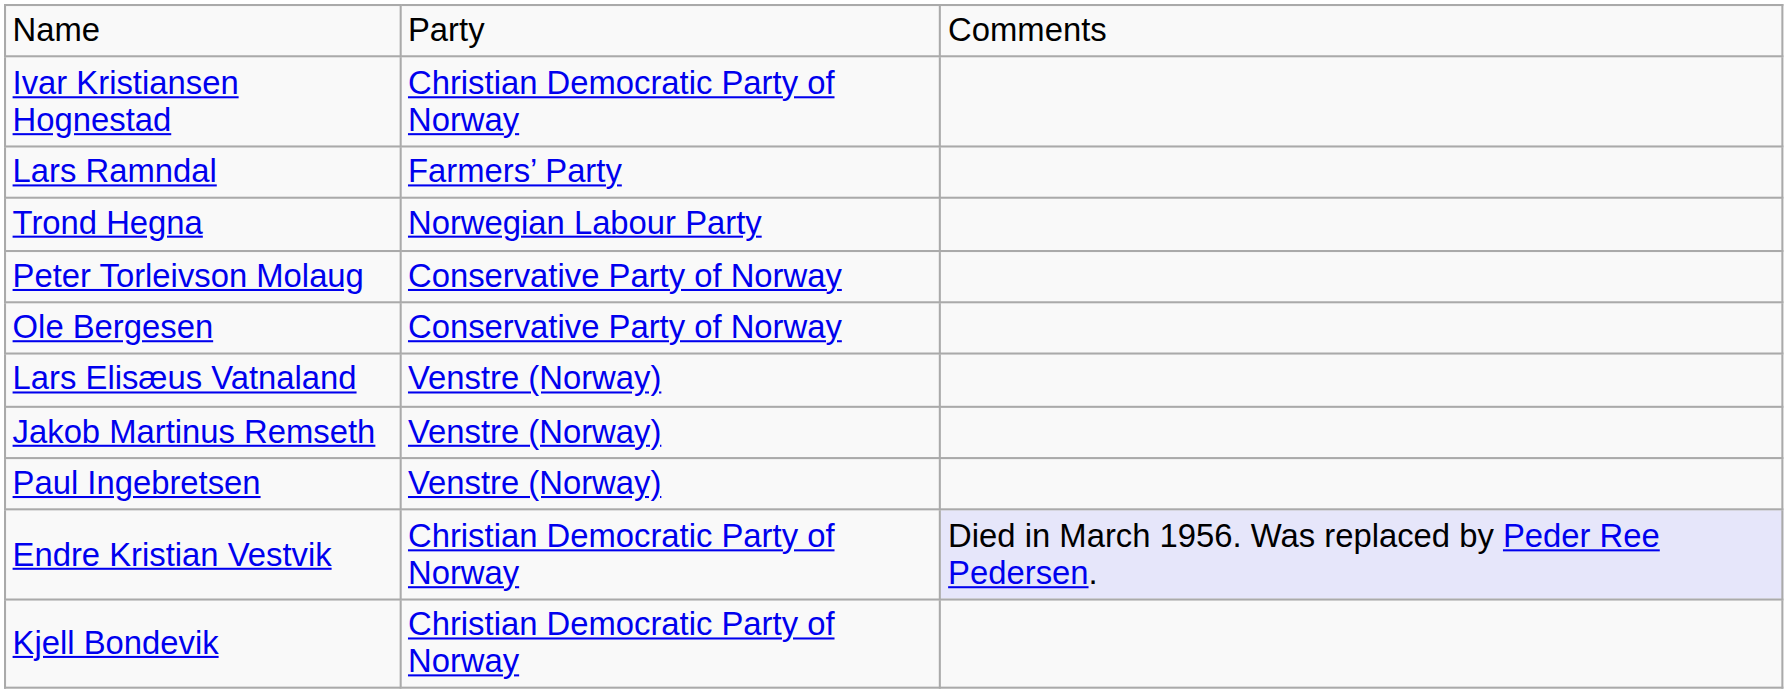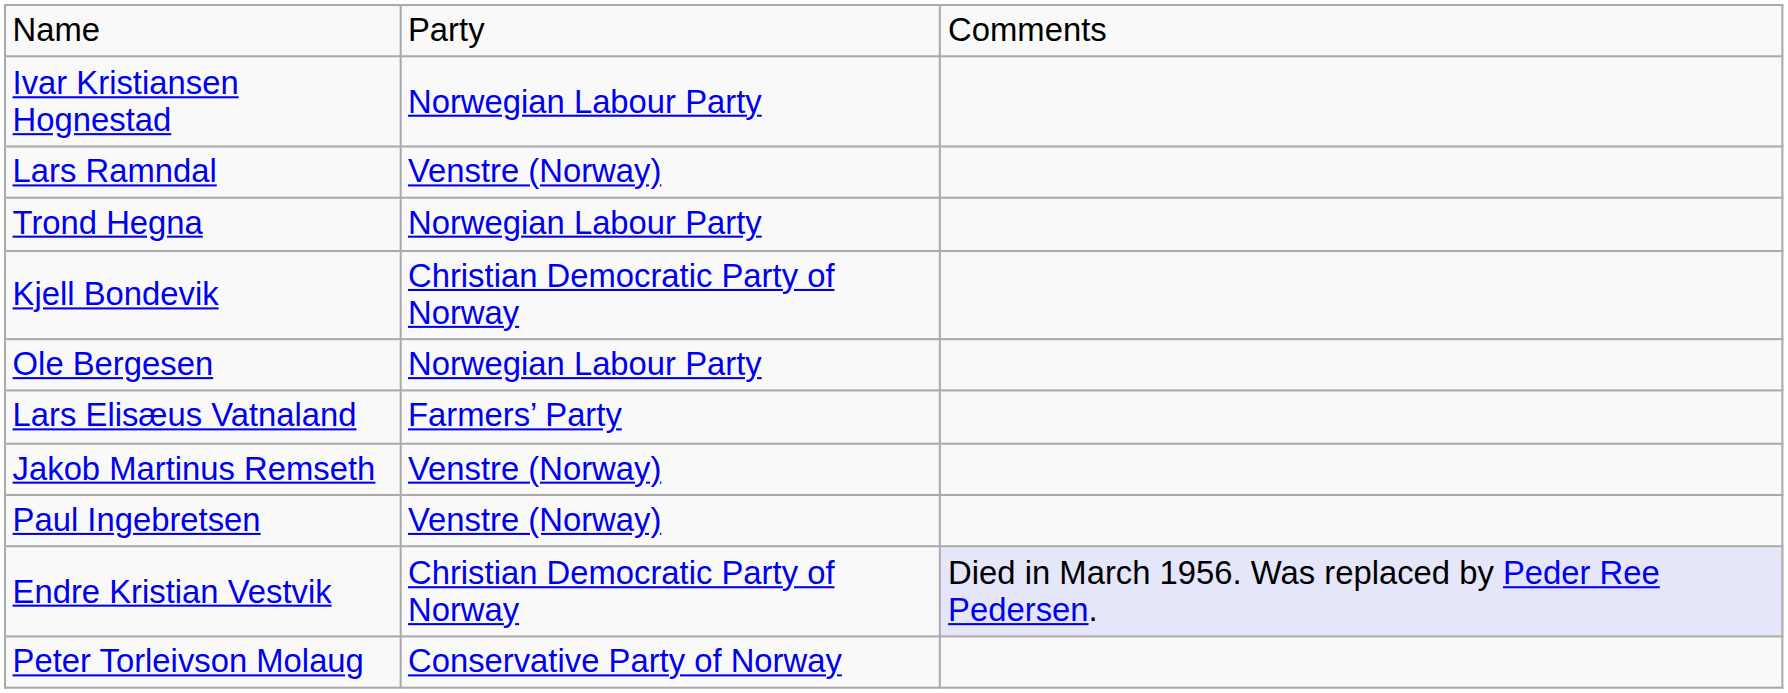(621, 100) Christian Democratic Party of Norway -> (585, 100) Norwegian Labour Party
(515, 171) Farmers’ Party -> (535, 171) Venstre (Norway)
rows swapped: (116, 642) <-> (188, 275)
(625, 327) Conservative Party of Norway -> (585, 364) Norwegian Labour Party
(535, 379) Venstre (Norway) -> (515, 416) Farmers’ Party
